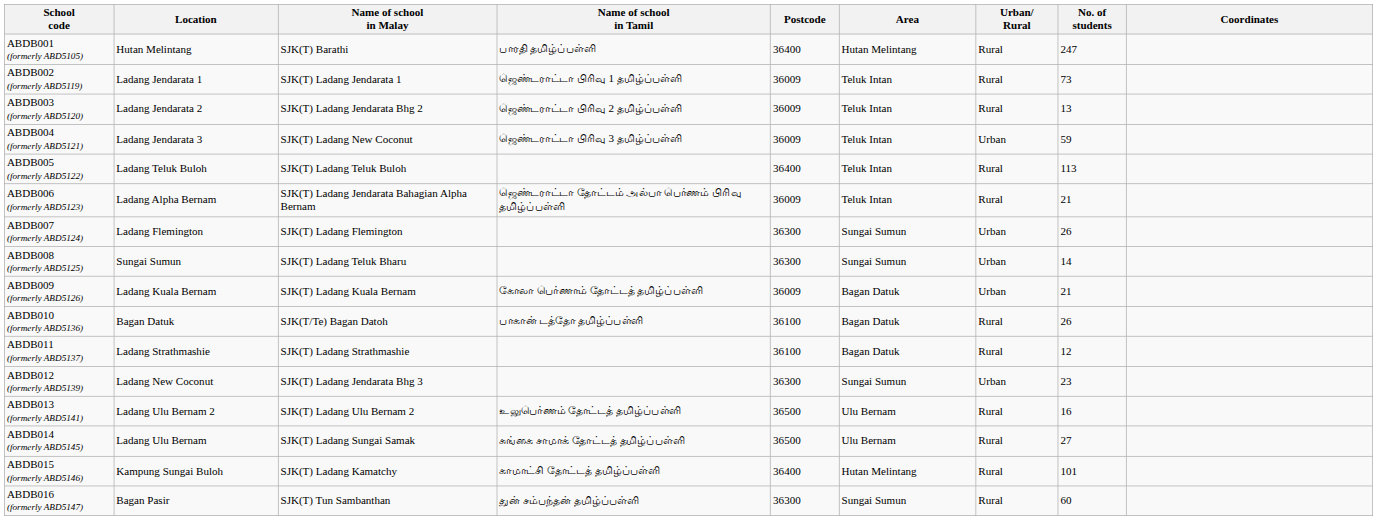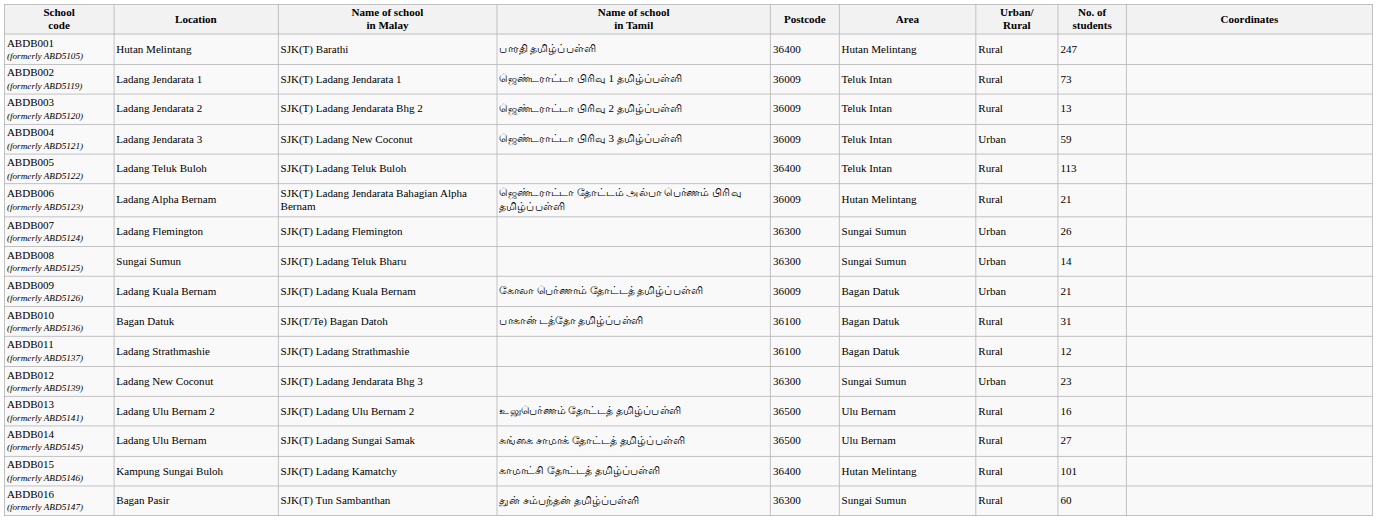(867, 200) Teluk Intan -> (879, 200) Hutan Melintang
(1066, 321) 26 -> (1066, 321) 31
